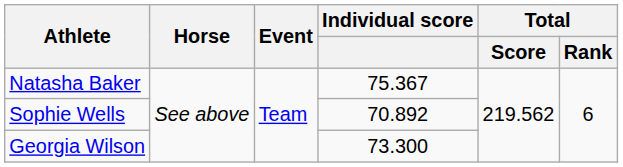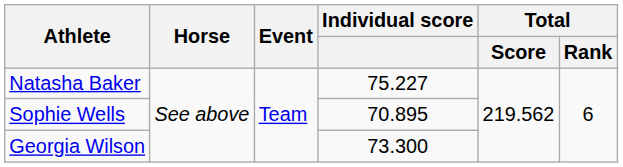(398, 84) 75.367 -> (398, 84) 75.227
(398, 115) 70.892 -> (398, 115) 70.895
